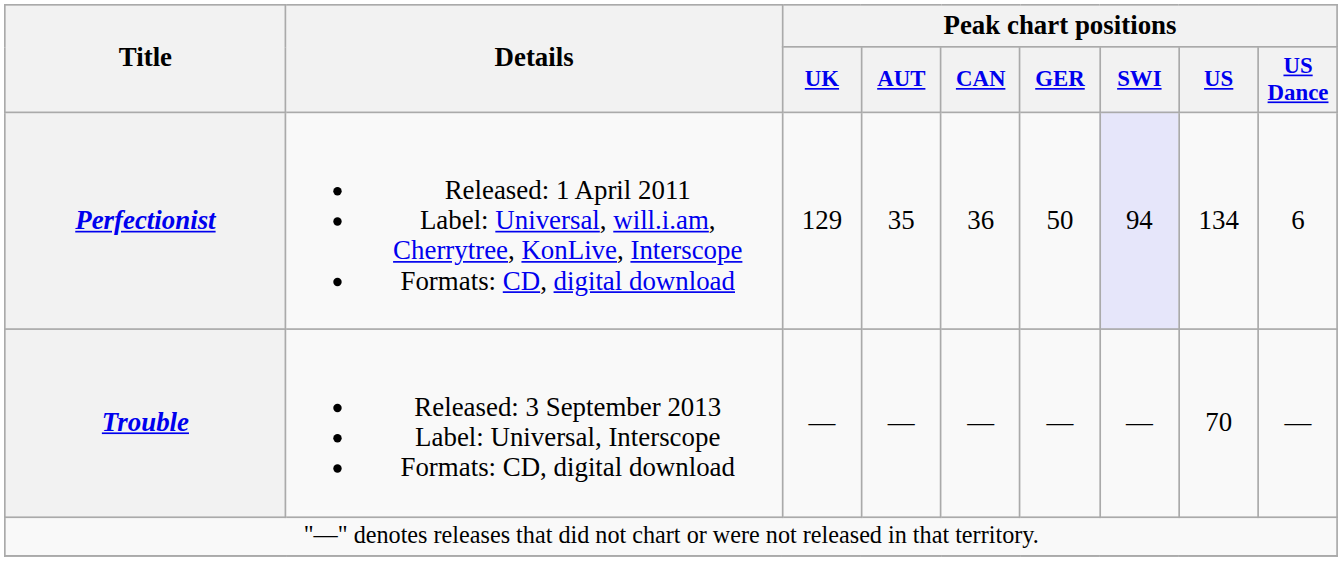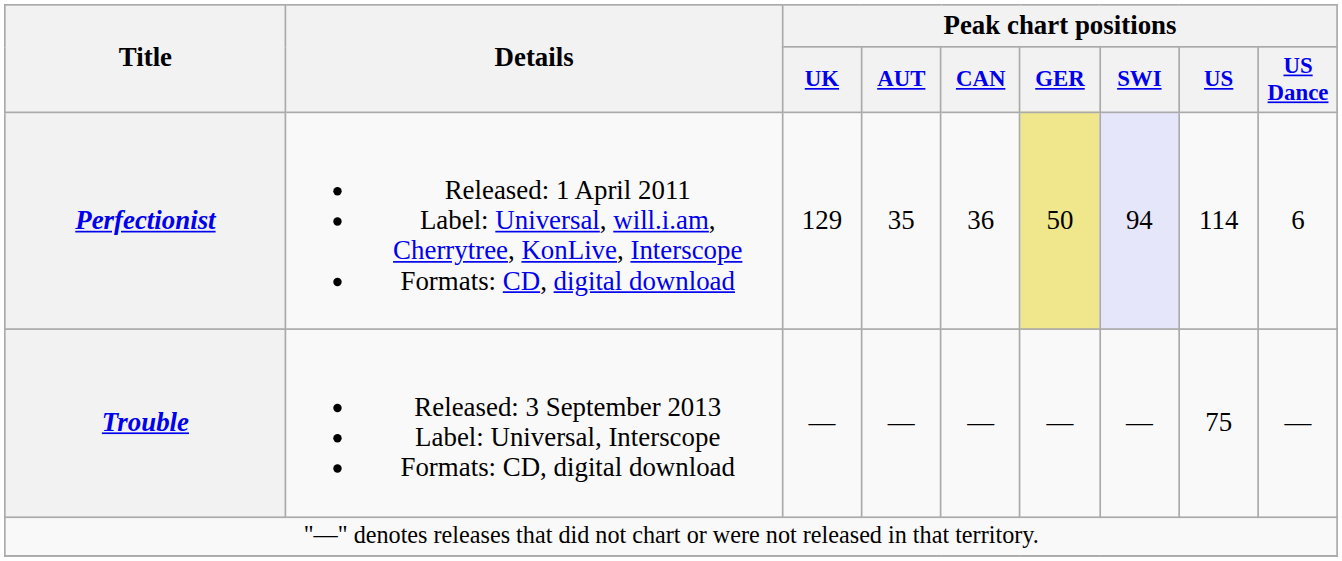(1060, 220) no background -> (1060, 220) khaki background
(1219, 220) 134 -> (1219, 220) 114
(1219, 422) 70 -> (1219, 422) 75
